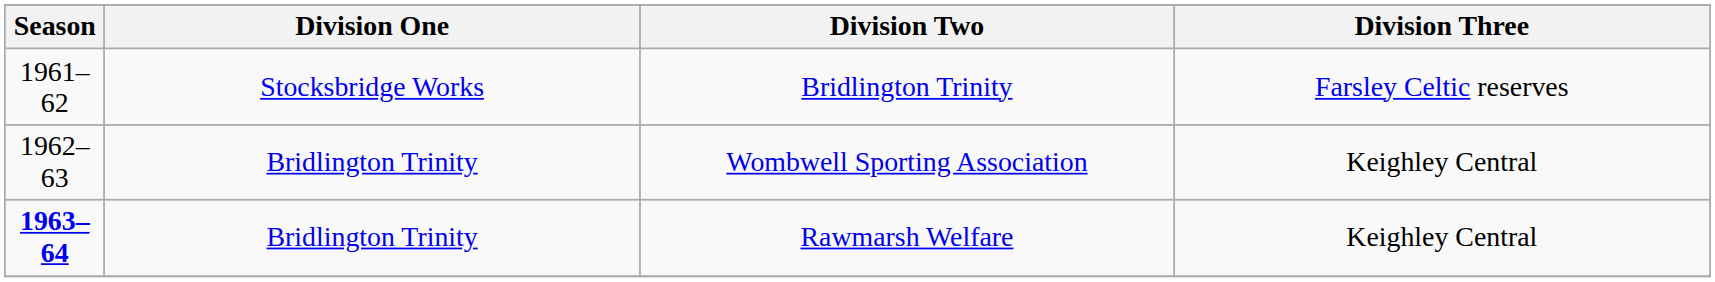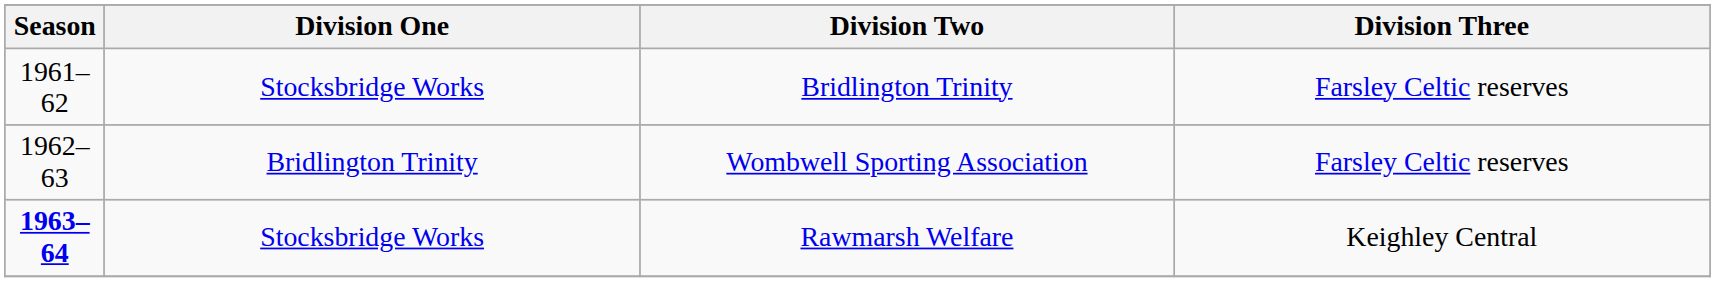(1442, 161) Keighley Central -> (1442, 161) Farsley Celtic reserves
(372, 237) Bridlington Trinity -> (372, 237) Stocksbridge Works
